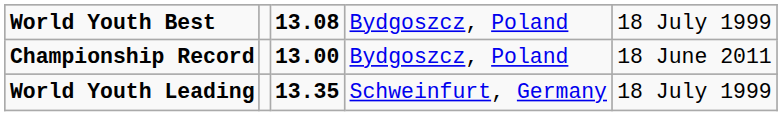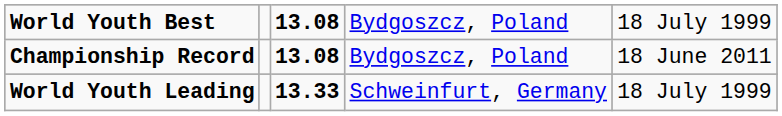(307, 57) 13.00 -> (307, 57) 13.08
(307, 92) 13.35 -> (307, 92) 13.33
